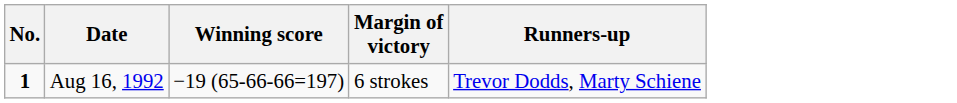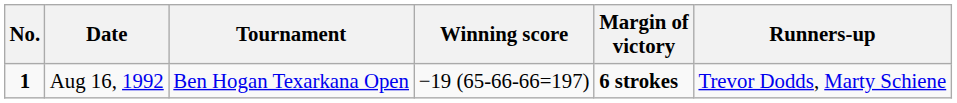+ column: (291, 34)
(391, 80) normal -> (639, 80) bold
